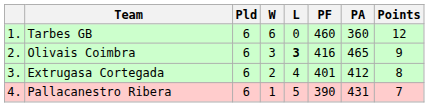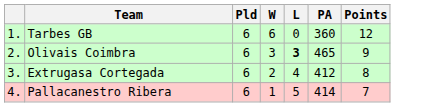- column: (325, 14)
(358, 92) 431 -> (325, 92) 414
